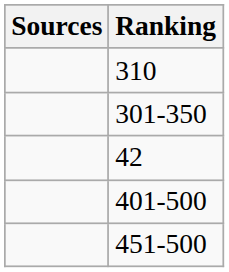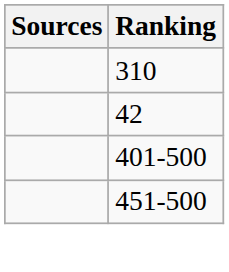- row: (161, 113)
